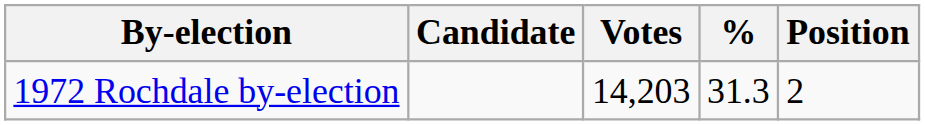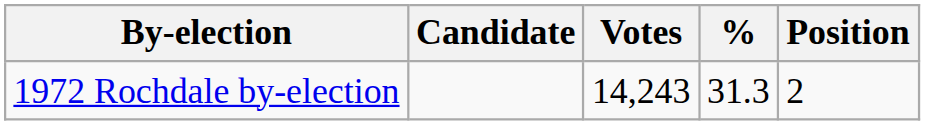(641, 89) 14,203 -> (641, 89) 14,243
